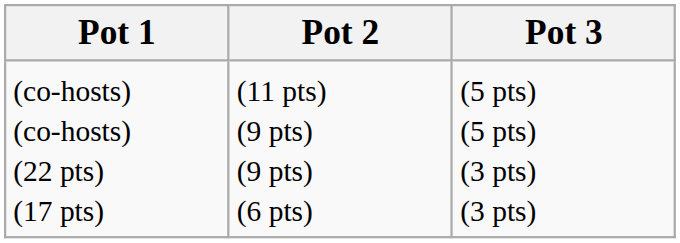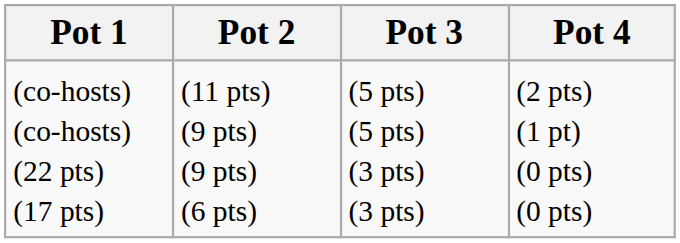+ column: (592, 32)
